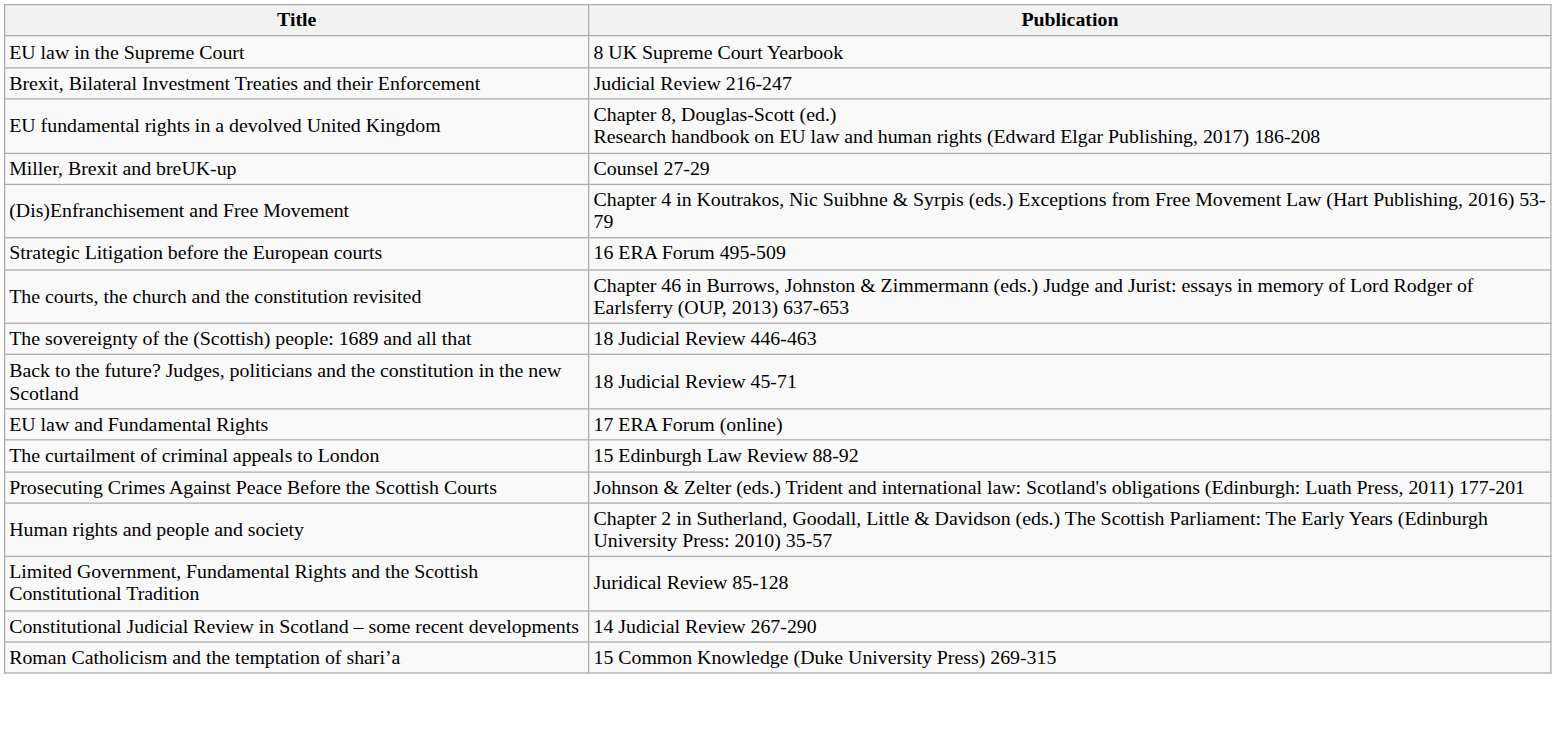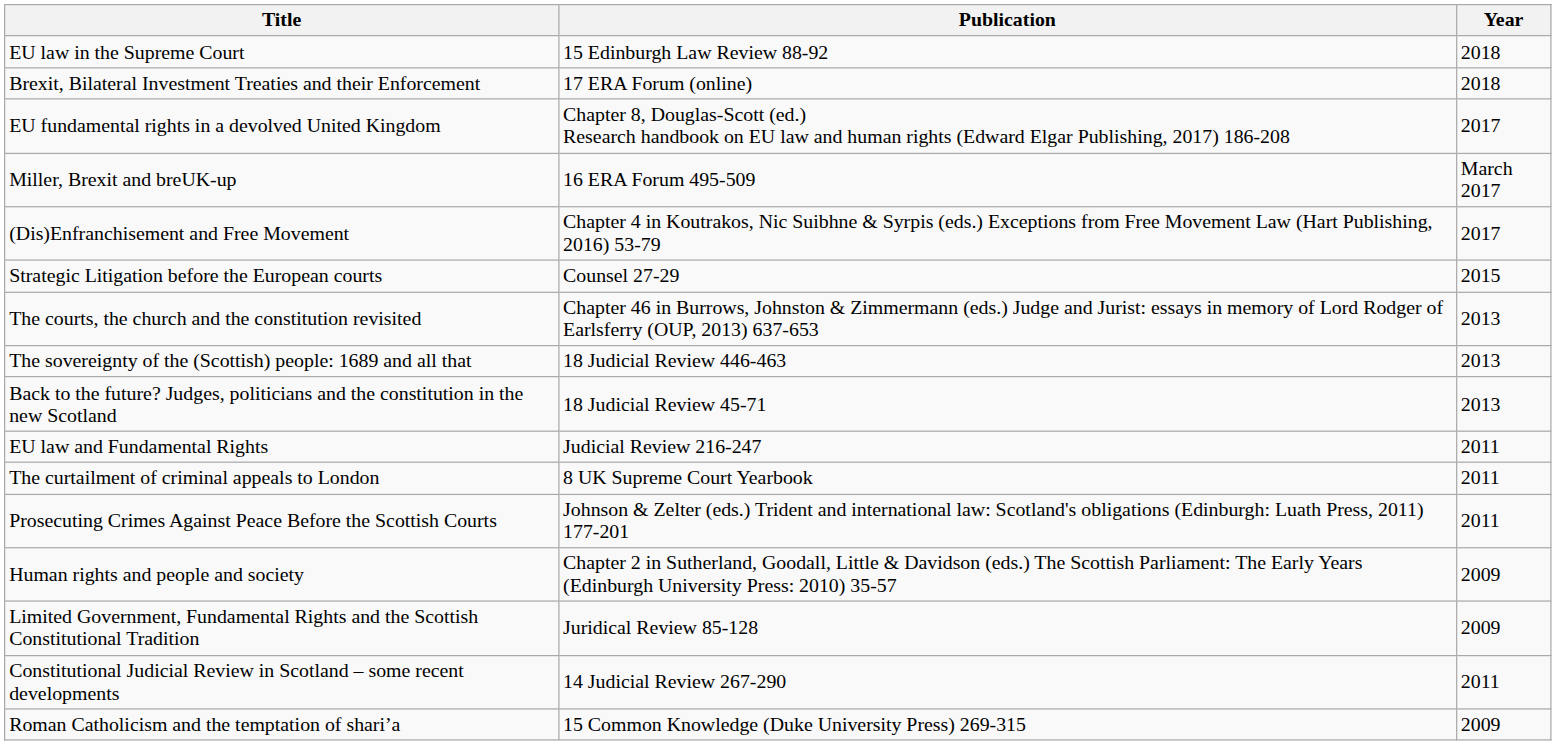+ column: (1504, 20)
(718, 51) 8 UK Supreme Court Yearbook -> (696, 51) 15 Edinburgh Law Review 88-92
(693, 83) Judicial Review 216-247 -> (658, 83) 17 ERA Forum (online)
(652, 168) Counsel 27-29 -> (659, 179) 16 ERA Forum 495-509
(690, 253) 16 ERA Forum 495-509 -> (621, 275) Counsel 27-29
(688, 424) 17 ERA Forum (online) -> (662, 446) Judicial Review 216-247
(726, 455) 15 Edinburgh Law Review 88-92 -> (688, 477) 8 UK Supreme Court Yearbook
